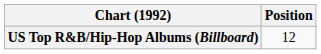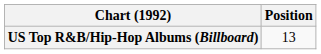(289, 37) 12 -> (289, 37) 13
